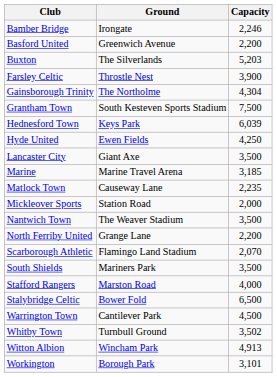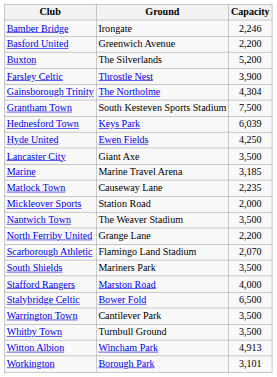(250, 60) 5,203 -> (250, 60) 5,200
(250, 316) 4,500 -> (250, 316) 3,500
(250, 332) 3,502 -> (250, 332) 3,500
